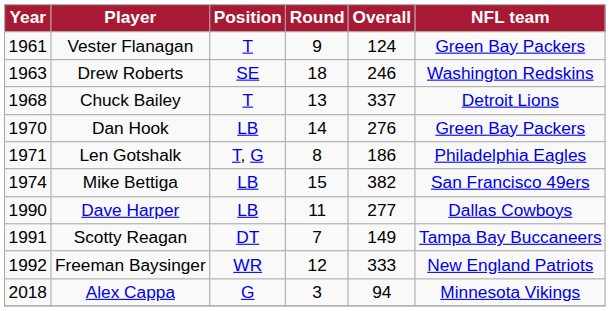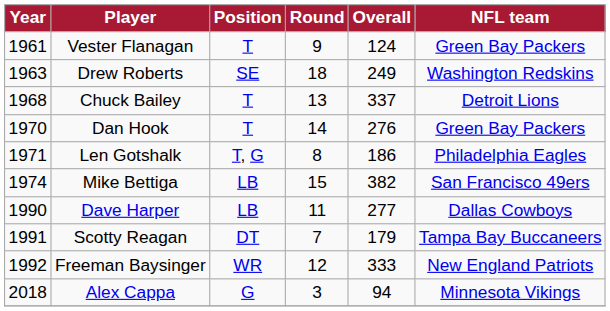(382, 73) 246 -> (382, 73) 249
(248, 127) LB -> (248, 127) T
(382, 237) 149 -> (382, 237) 179
